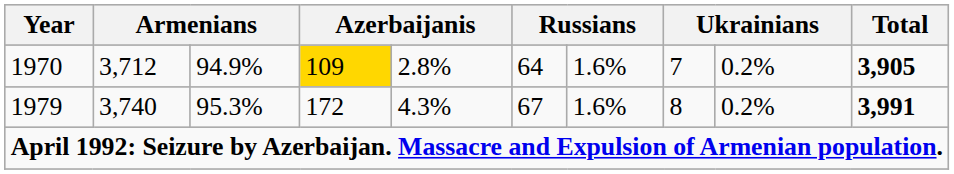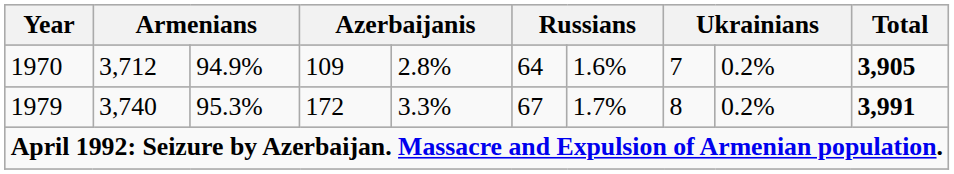(325, 65) gold background -> (325, 65) no background
(424, 106) 4.3% -> (424, 106) 3.3%
(600, 106) 1.6% -> (600, 106) 1.7%
